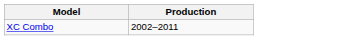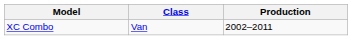+ column: (176, 12)
